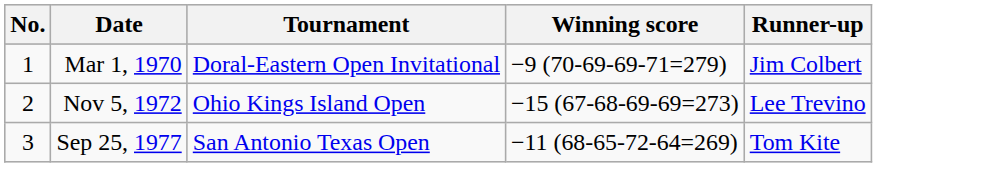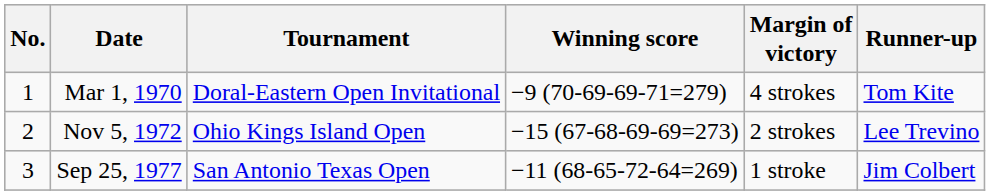+ column: (801, 38)
(806, 63) Jim Colbert -> (909, 91) Tom Kite
(795, 142) Tom Kite -> (919, 170) Jim Colbert
